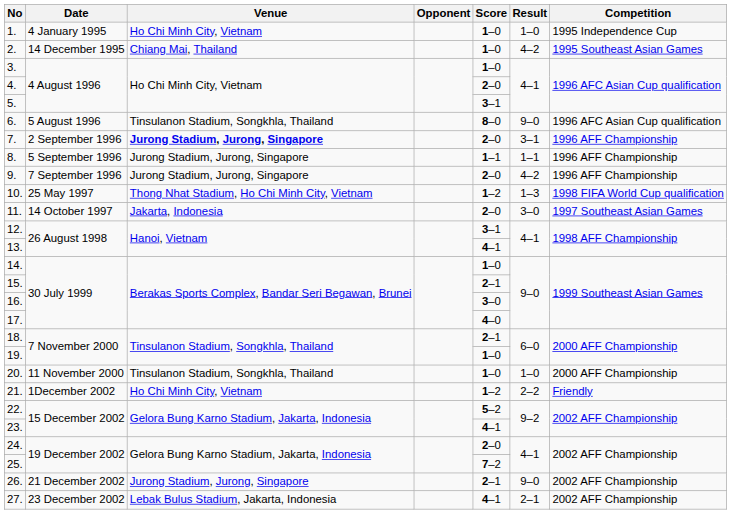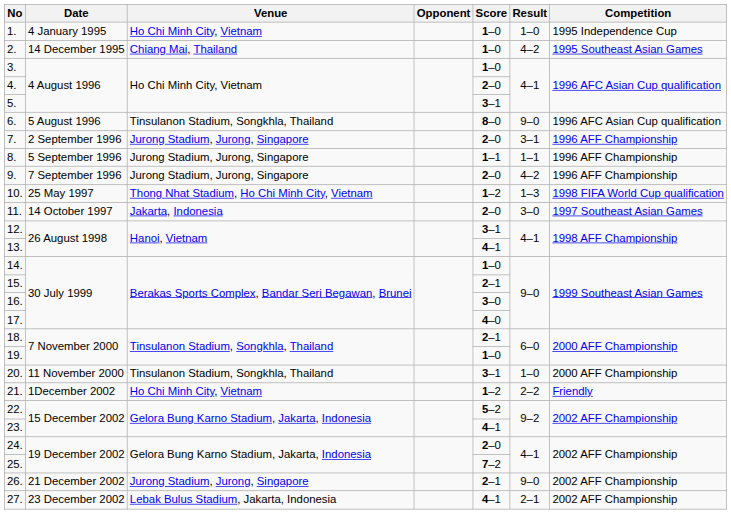(226, 139) bold -> (219, 139) normal
(491, 373) 1–0 -> (491, 373) 3–1
